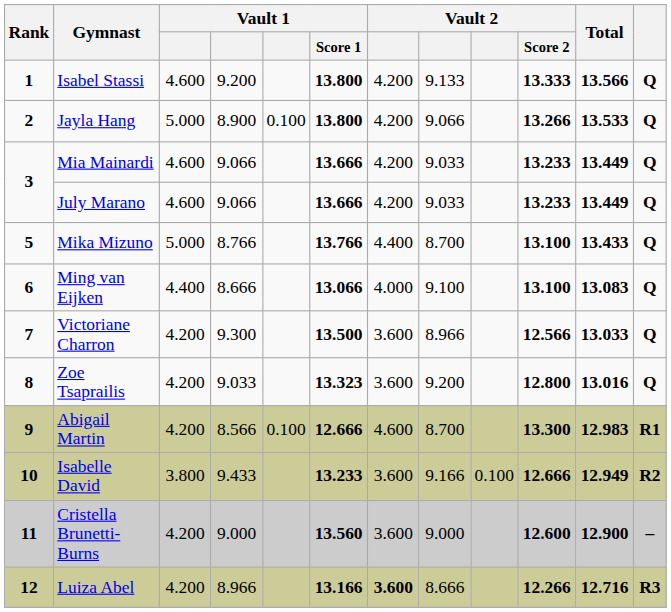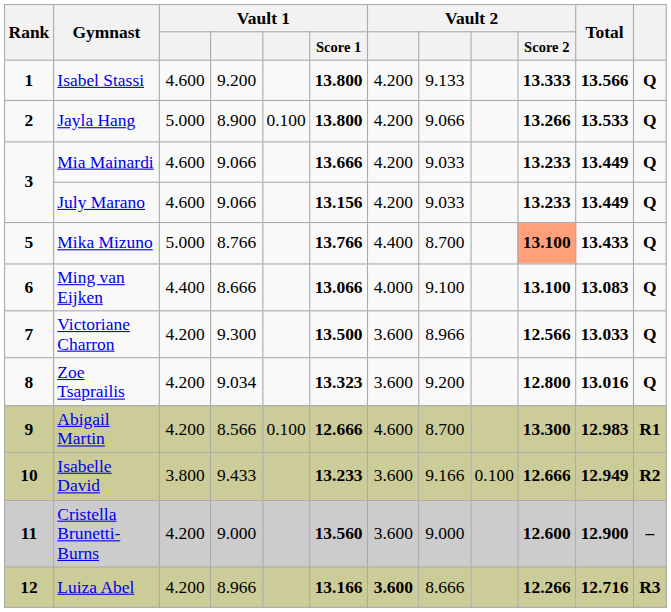(339, 202) 13.666 -> (339, 202) 13.156
(547, 243) no background -> (547, 243) lightsalmon background
(237, 381) 9.033 -> (237, 381) 9.034
